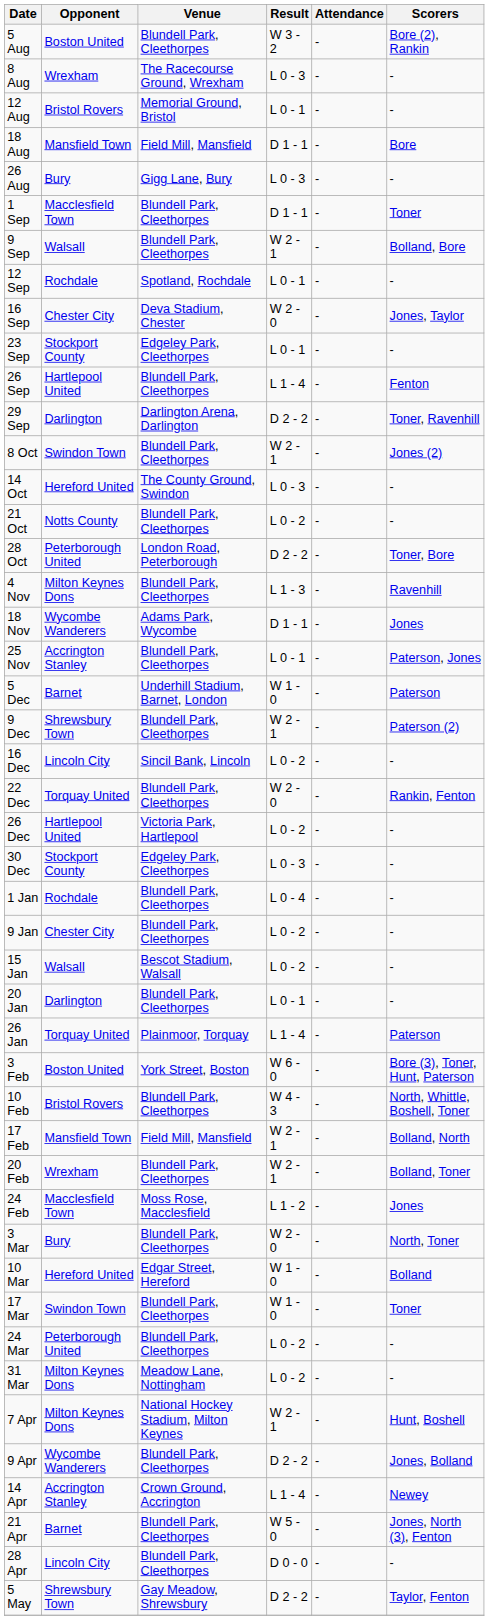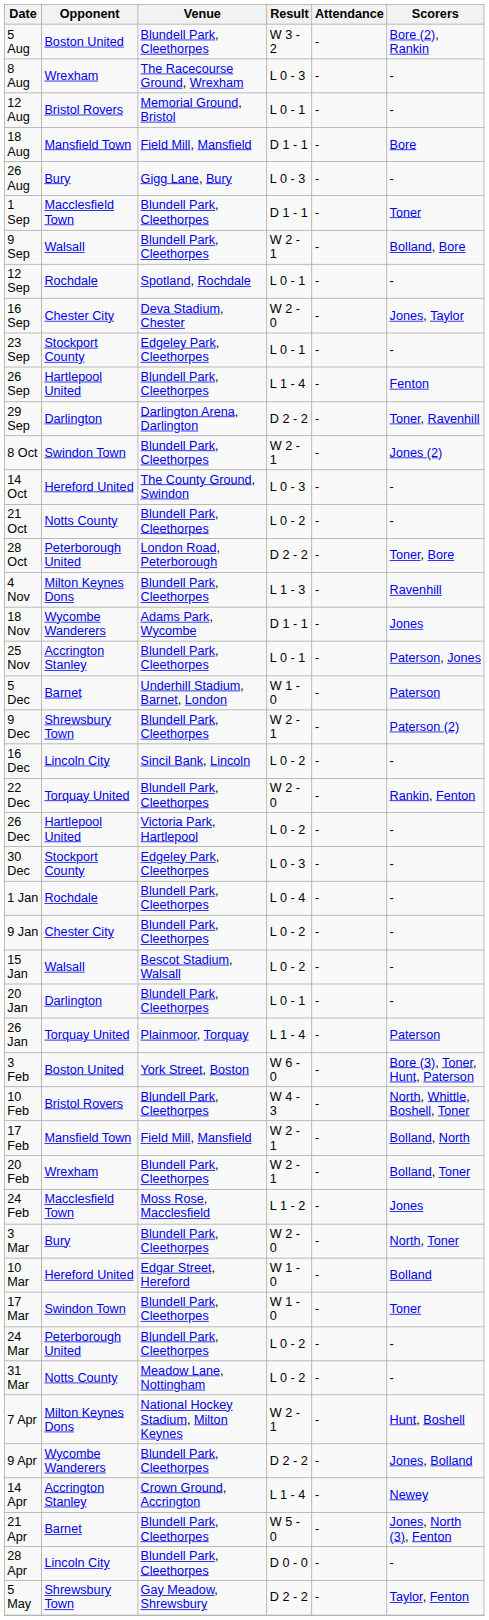(84, 1378) Milton Keynes Dons -> (81, 1378) Notts County
